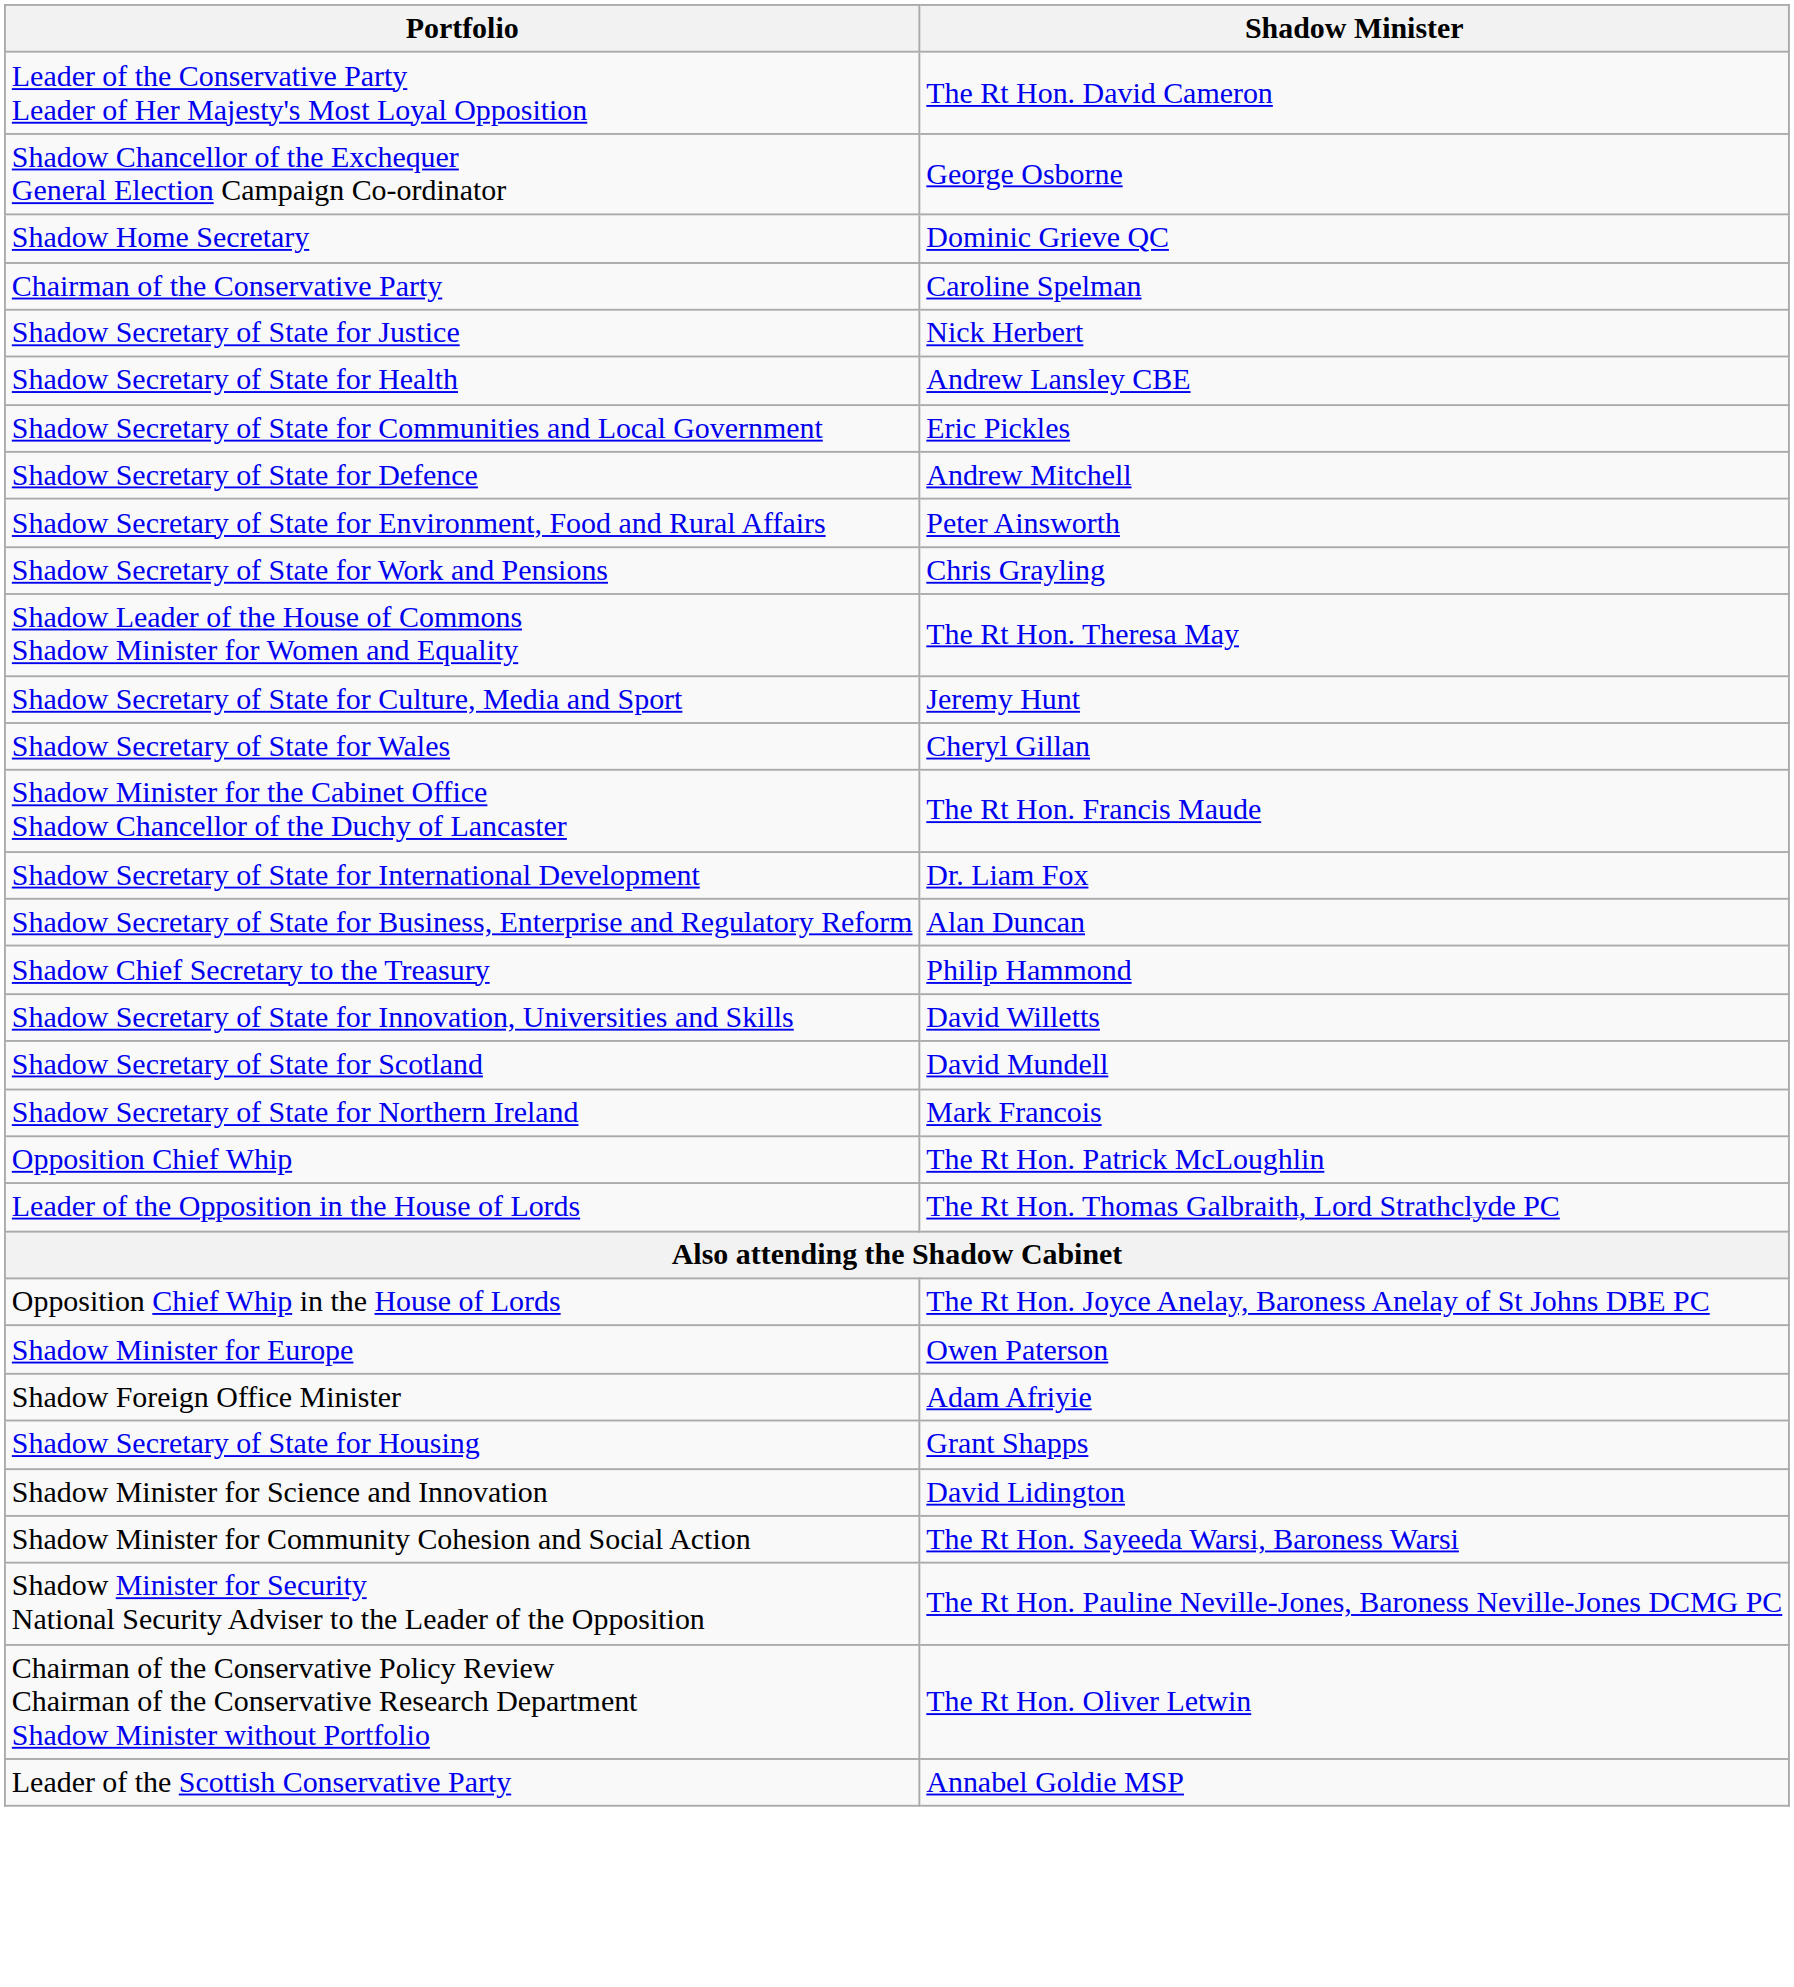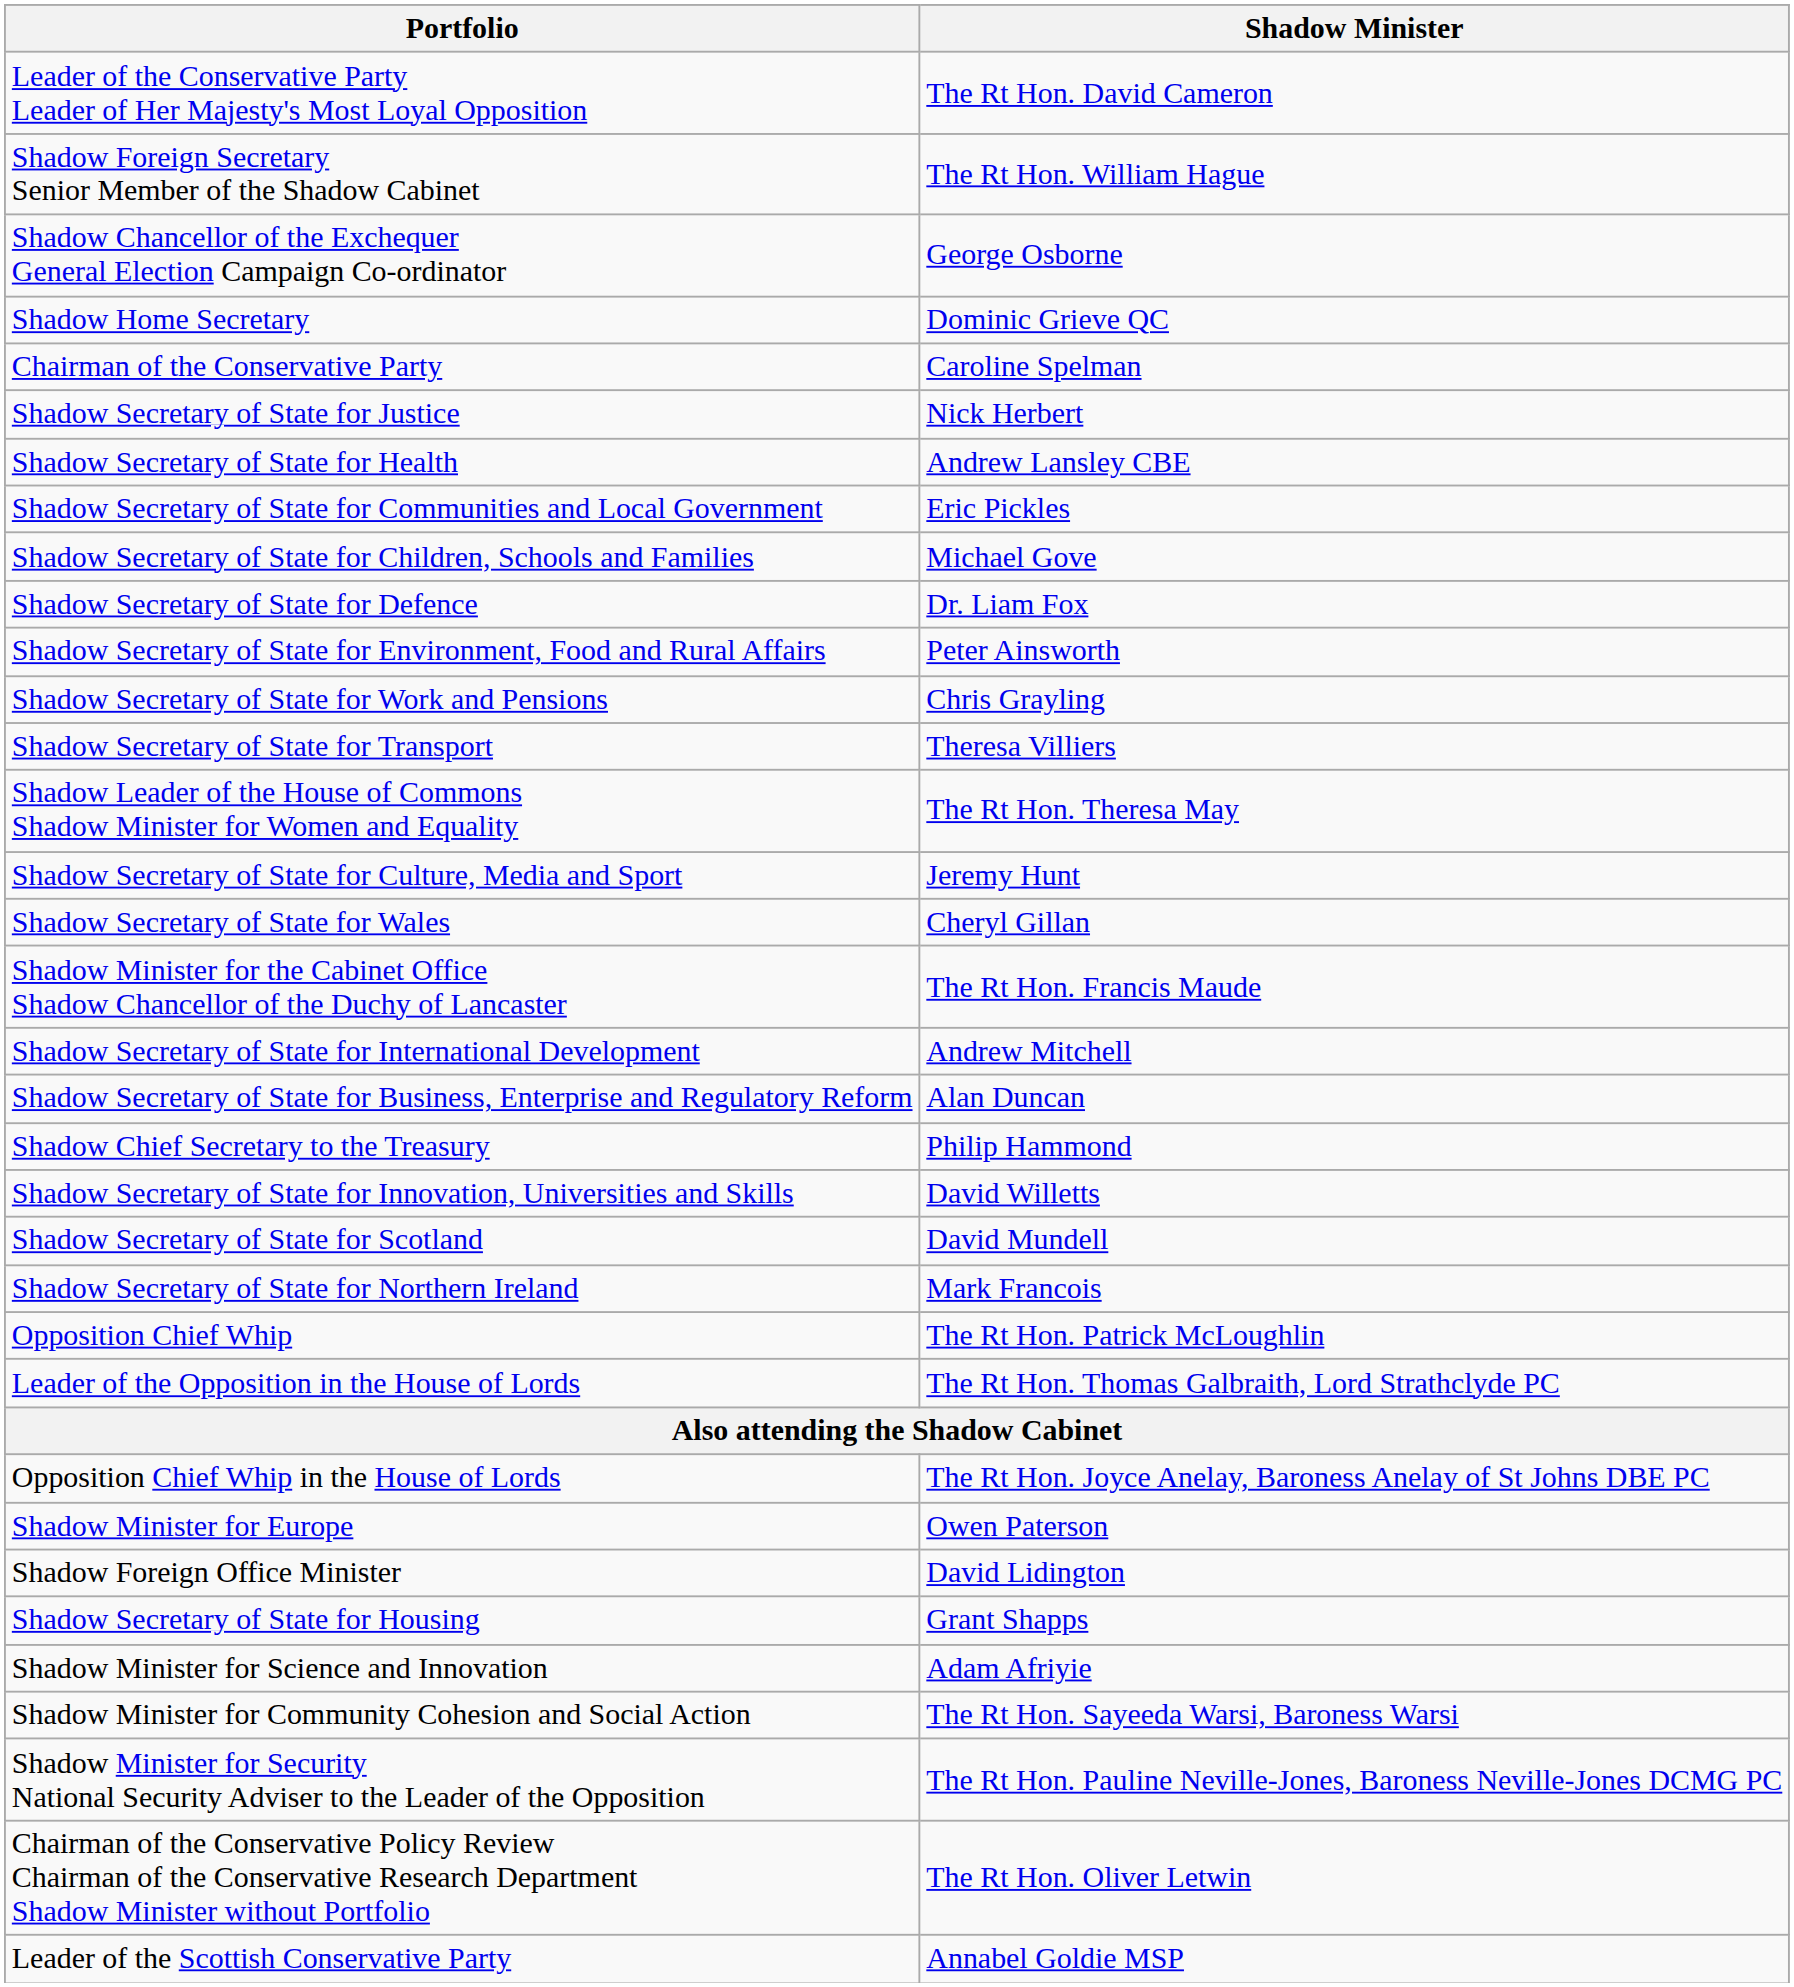+ row: (246, 173)
+ row: (383, 556)
(1029, 475) Andrew Mitchell -> (1007, 603) Dr. Liam Fox
+ row: (252, 746)
(1007, 874) Dr. Liam Fox -> (1029, 1050) Andrew Mitchell
(1009, 1396) Adam Afriyie -> (1026, 1572) David Lidington
(1026, 1491) David Lidington -> (1009, 1667) Adam Afriyie
